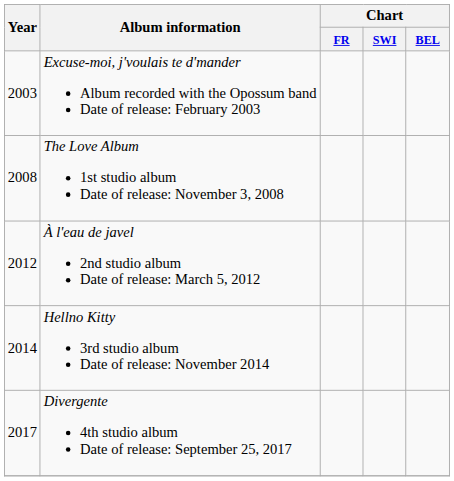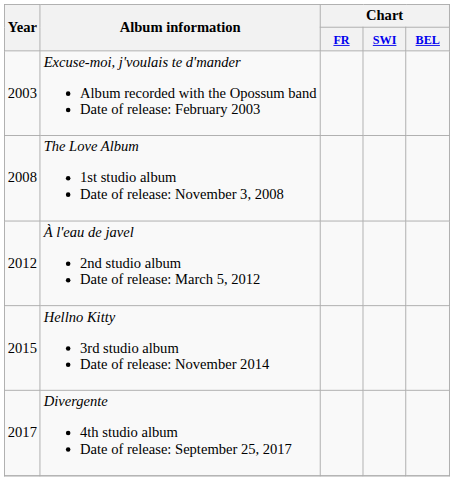(22, 348) 2014 -> (22, 348) 2015
